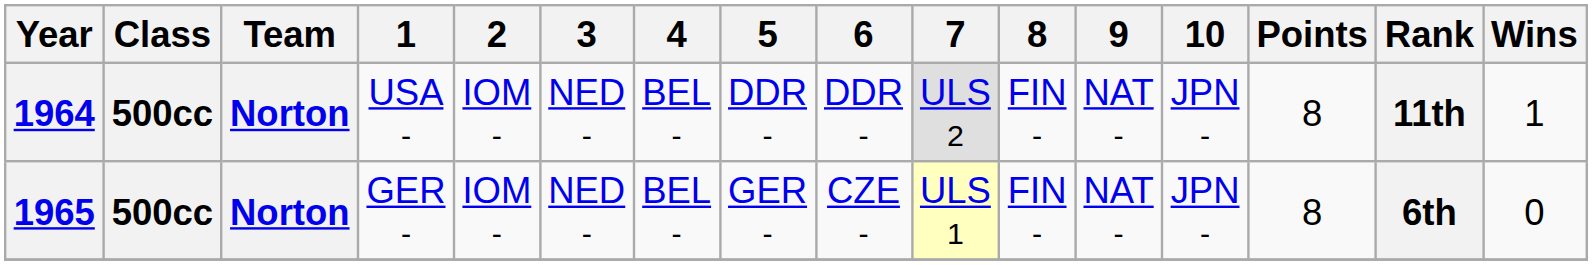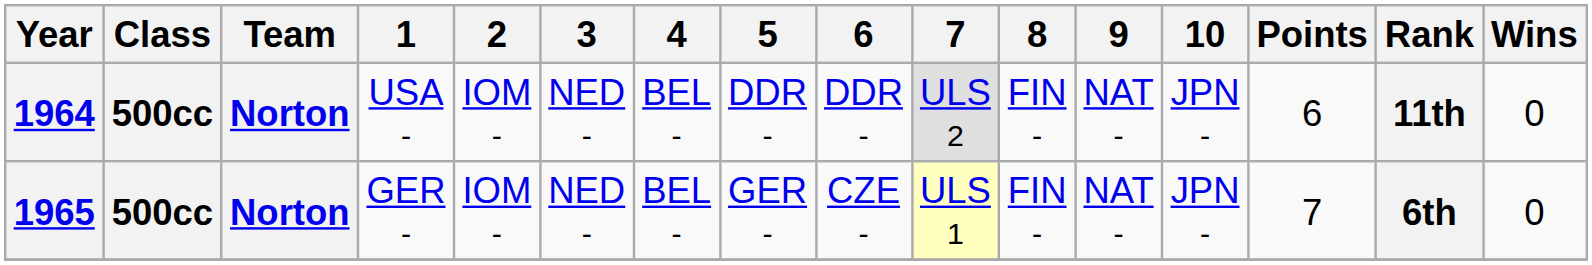(1312, 112) 8 -> (1312, 112) 6
(1534, 112) 1 -> (1534, 112) 0
(1312, 211) 8 -> (1312, 211) 7
